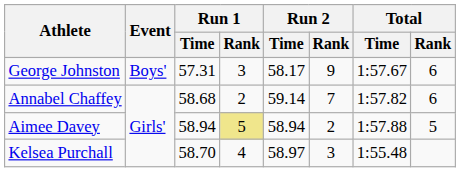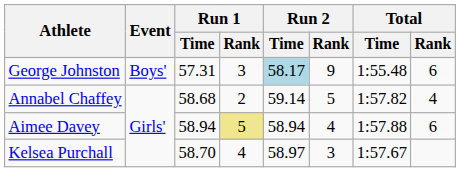(286, 71) no background -> (286, 71) lightblue background
(382, 71) 1:57.67 -> (382, 71) 1:55.48
(331, 99) 7 -> (331, 99) 5
(433, 99) 6 -> (433, 99) 4
(331, 126) 2 -> (331, 126) 4
(433, 126) 5 -> (433, 126) 6
(382, 153) 1:55.48 -> (382, 153) 1:57.67
